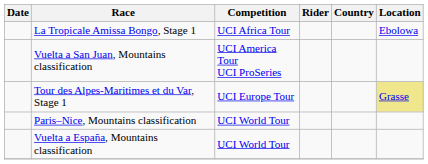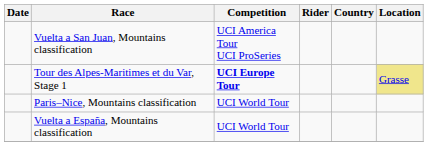- row: (115, 30)
(256, 96) normal -> (246, 79) bold
